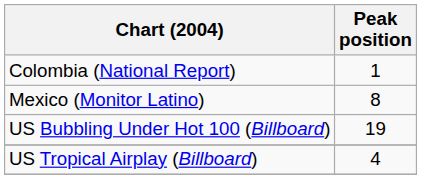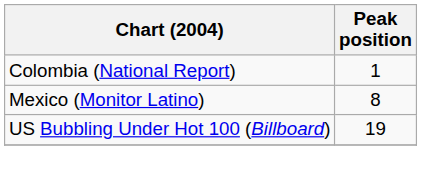- row: (133, 159)
